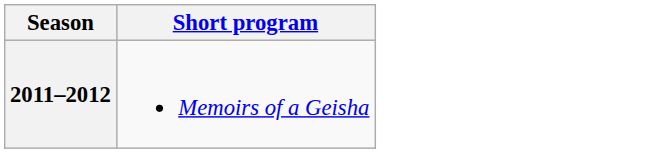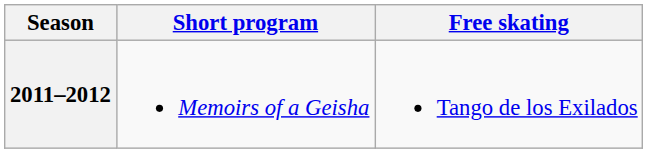+ column: (509, 22)
